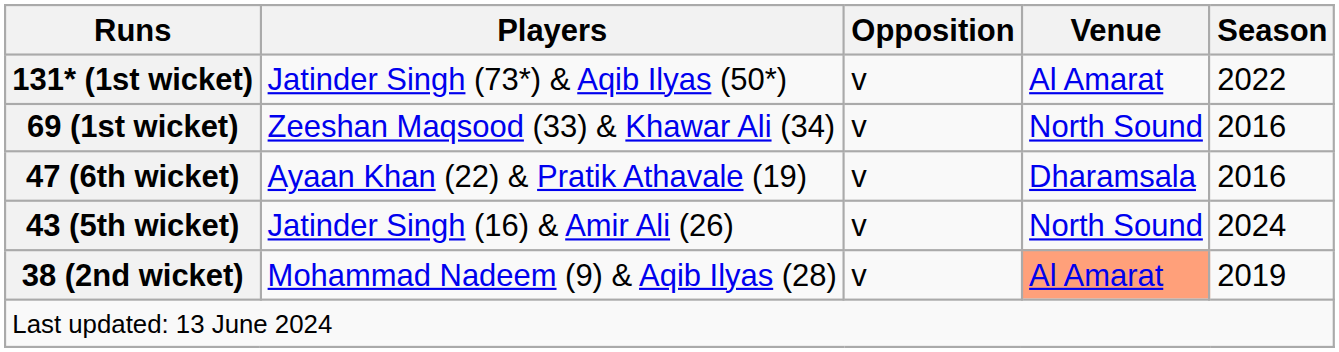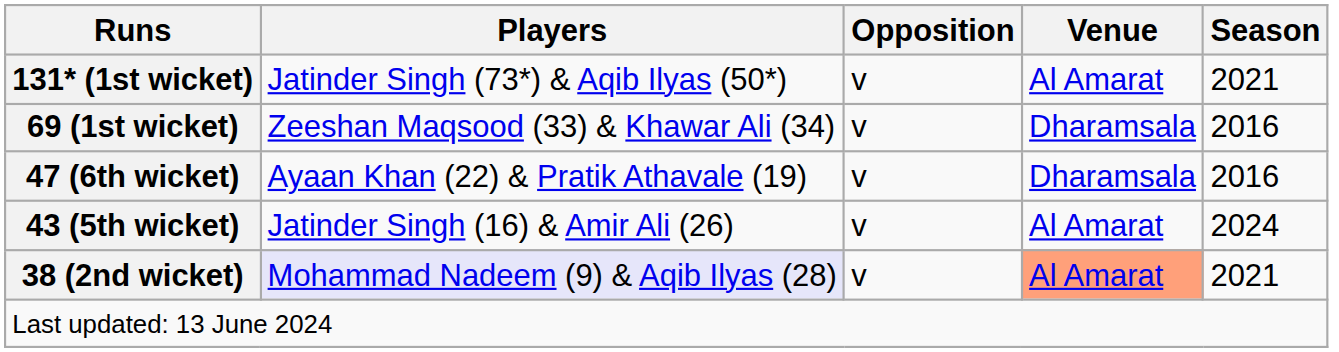(1252, 79) 2022 -> (1245, 79) 2021
(1116, 128) North Sound -> (1113, 128) Dharamsala
(1116, 226) North Sound -> (1096, 226) Al Amarat
(552, 274) no background -> (552, 274) lavender background
(1252, 274) 2019 -> (1245, 274) 2021
